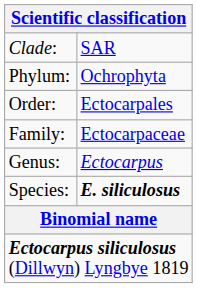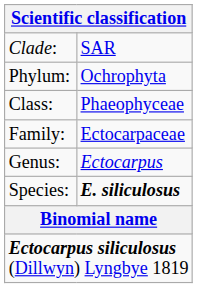+ row: (31, 104)
- row: (32, 104)
